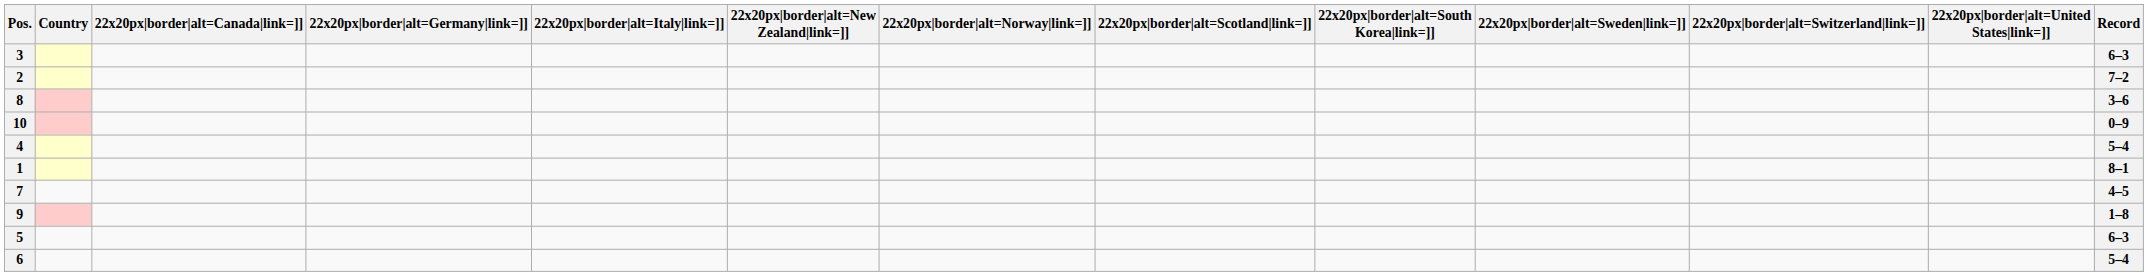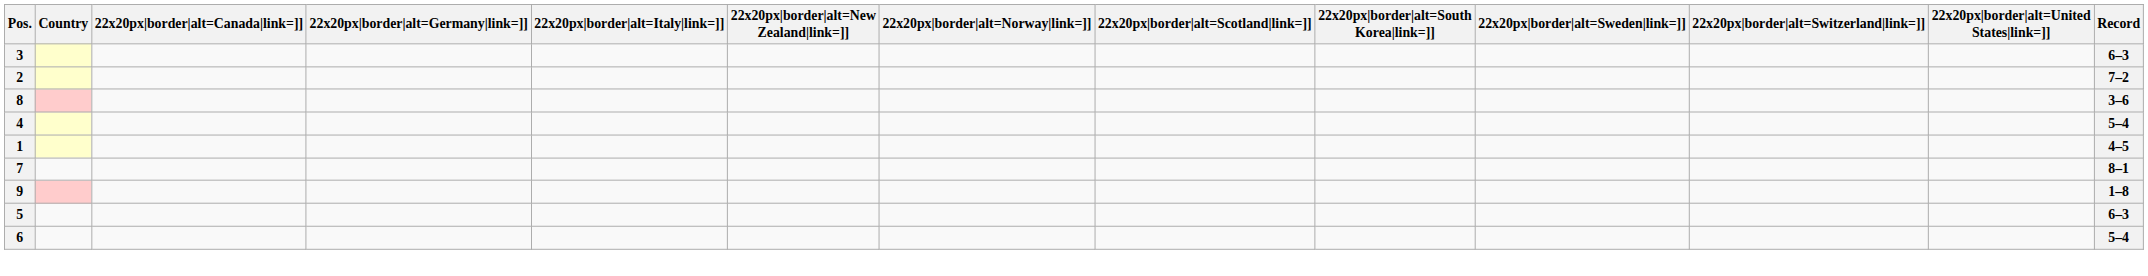- row: (20, 123)
(2119, 169) 8–1 -> (2119, 146) 4–5
(2119, 192) 4–5 -> (2119, 169) 8–1
